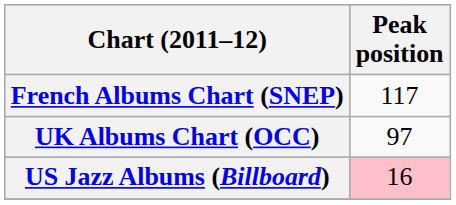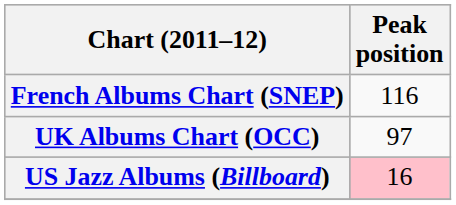(400, 95) 117 -> (400, 95) 116
